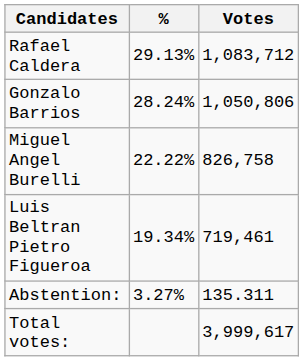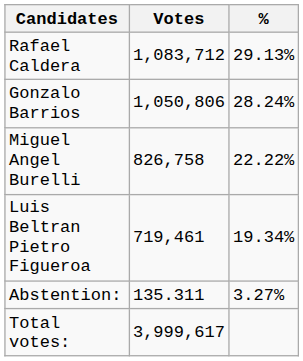columns swapped: (248, 19) <-> (164, 19)
